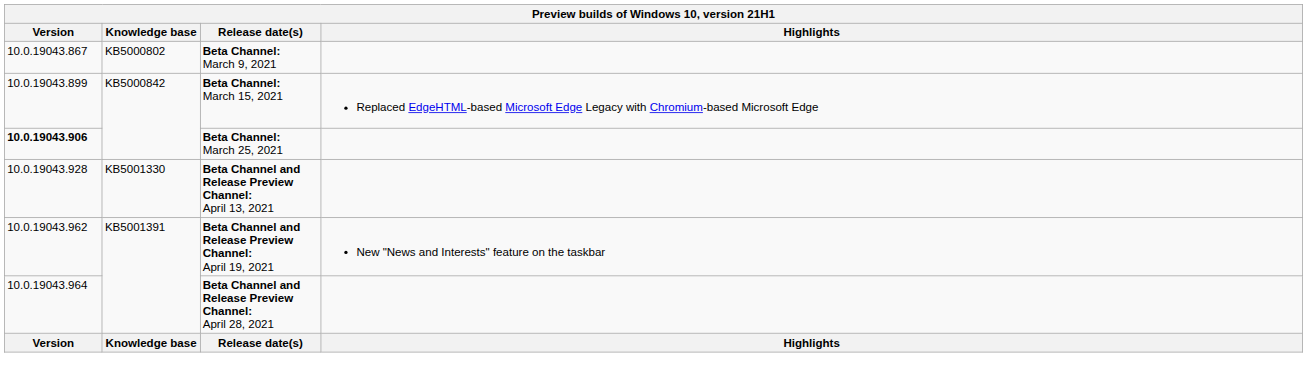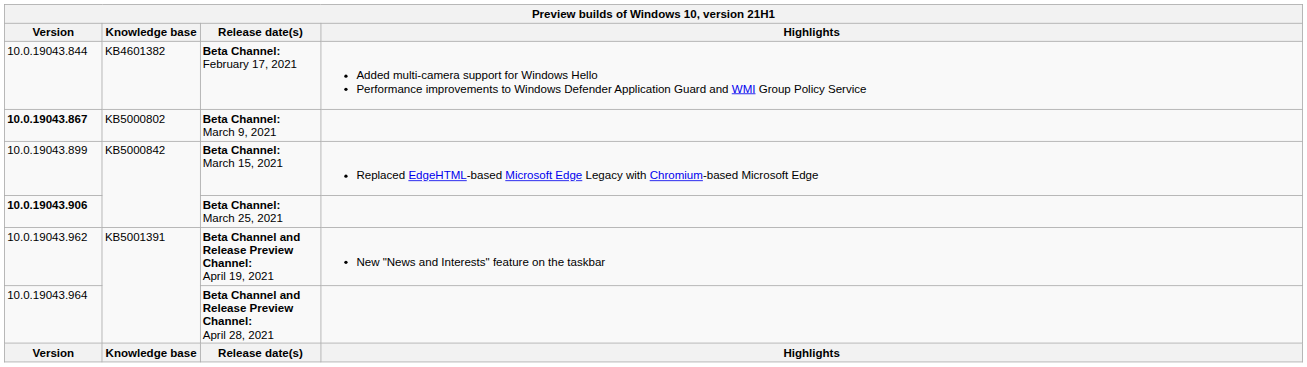+ row: (250, 57)
(47, 51) normal -> (47, 119) bold
- row: (251, 189)
